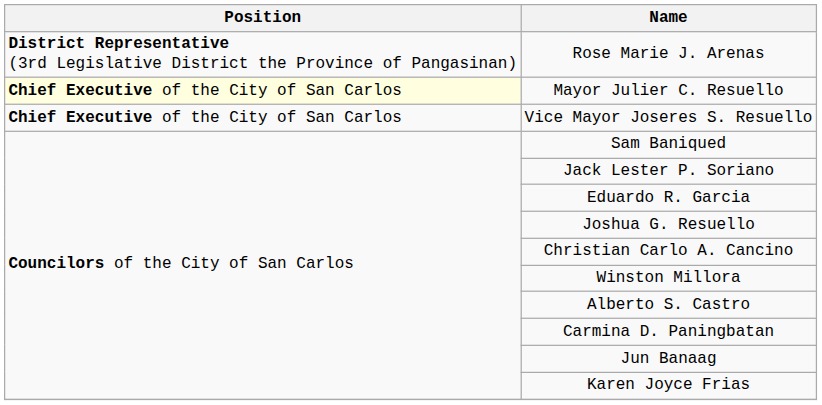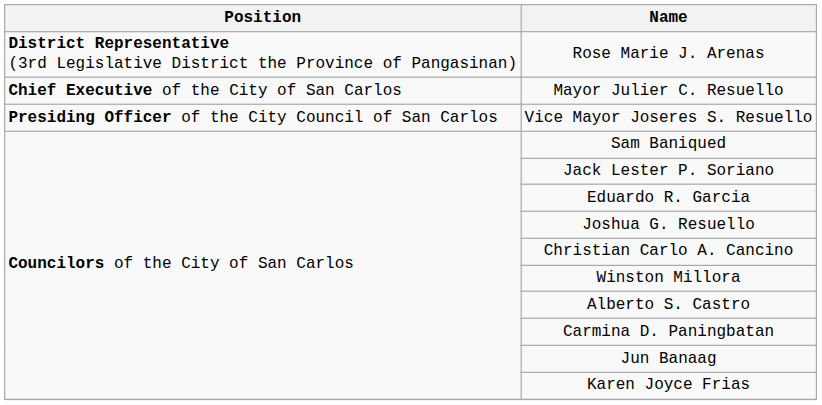(205, 90) lightyellow background -> (205, 90) no background
(205, 117) Chief Executive of the City of San Carlos -> (253, 117) Presiding Officer of the City Council of San Carlos
